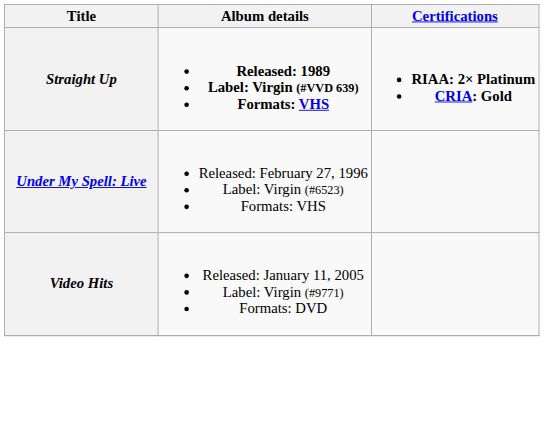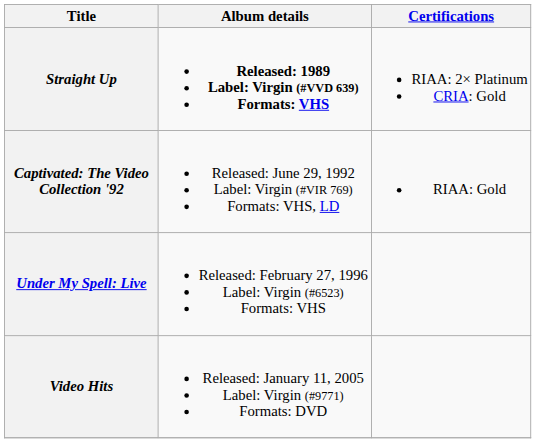(455, 87) bold -> (451, 87) normal
+ row: (81, 181)
